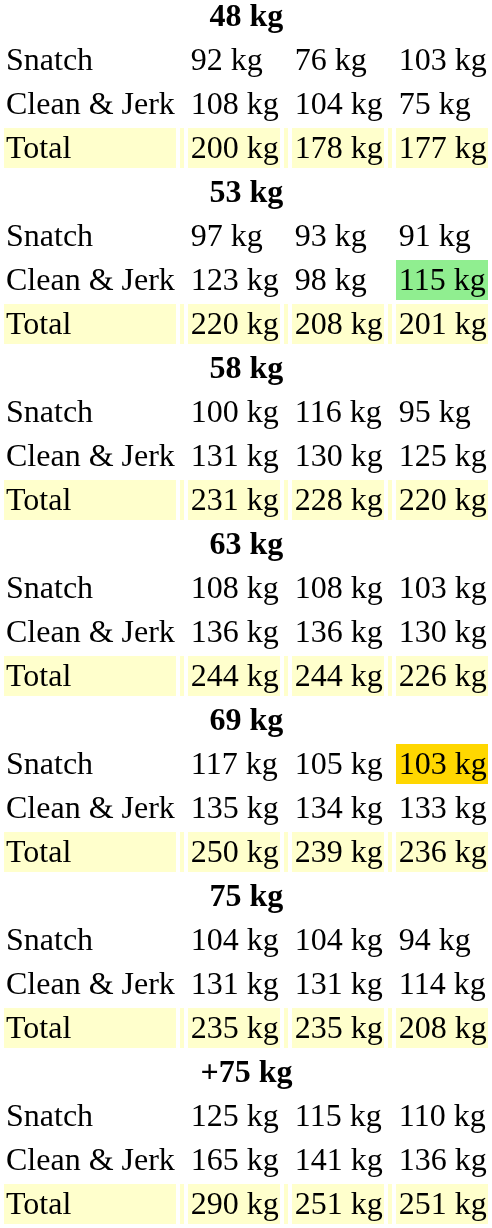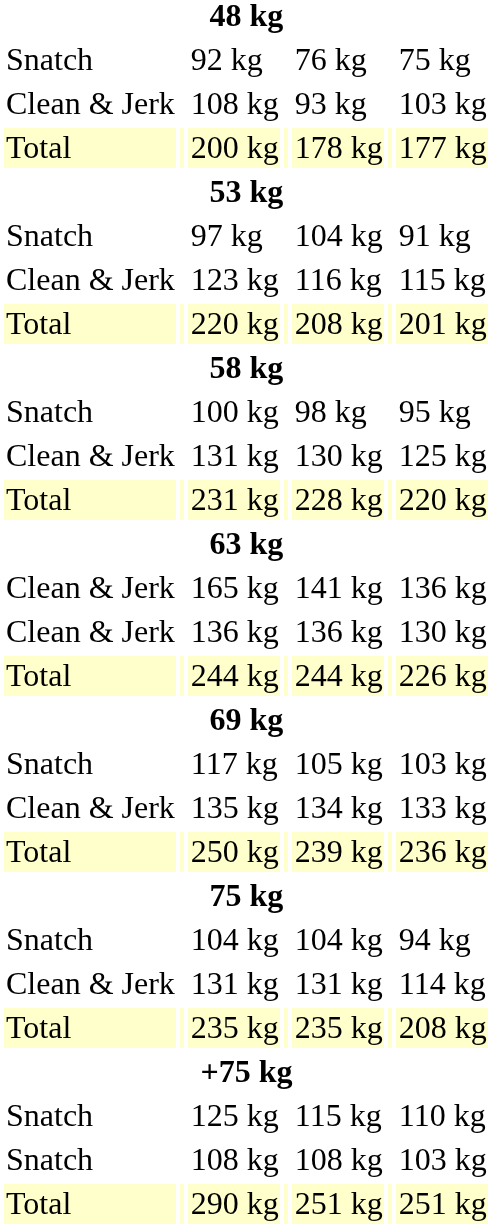(443, 59) 103 kg -> (435, 59) 75 kg
(339, 103) 104 kg -> (331, 103) 93 kg
(435, 103) 75 kg -> (443, 103) 103 kg
(331, 235) 93 kg -> (339, 235) 104 kg
(331, 279) 98 kg -> (338, 279) 116 kg
(442, 279) lightgreen background -> (442, 279) no background
(338, 411) 116 kg -> (331, 411) 98 kg
rows swapped: (50, 587) <-> (90, 1159)
(443, 763) gold background -> (443, 763) no background
